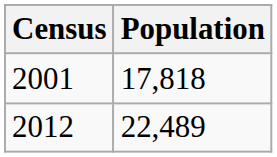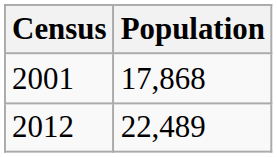(163, 77) 17,818 -> (163, 77) 17,868
